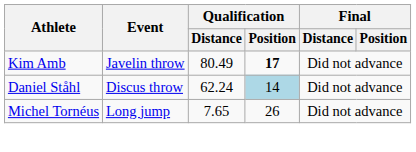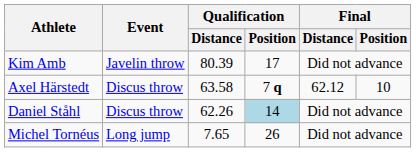(217, 63) 80.49 -> (217, 63) 80.39
(272, 63) bold -> (272, 63) normal
+ row: (48, 87)
(217, 87) 62.24 -> (217, 111) 62.26
